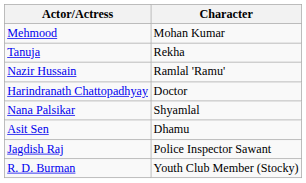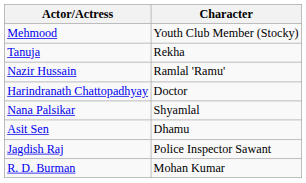(189, 33) Mohan Kumar -> (226, 33) Youth Club Member (Stocky)
(226, 168) Youth Club Member (Stocky) -> (189, 168) Mohan Kumar
